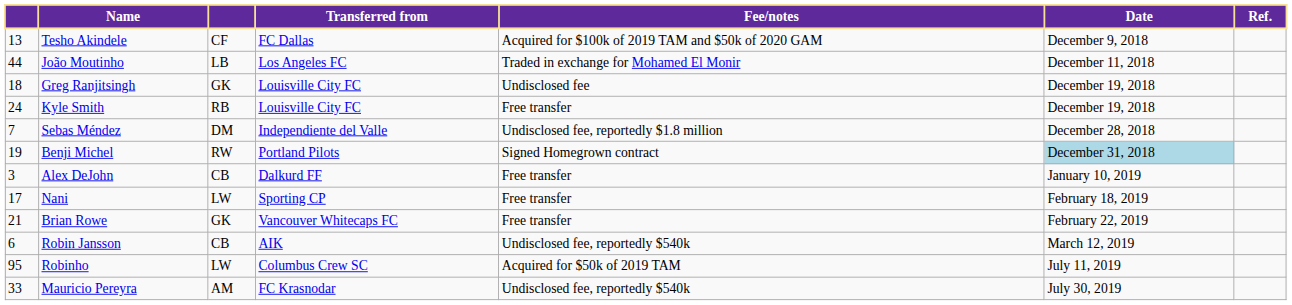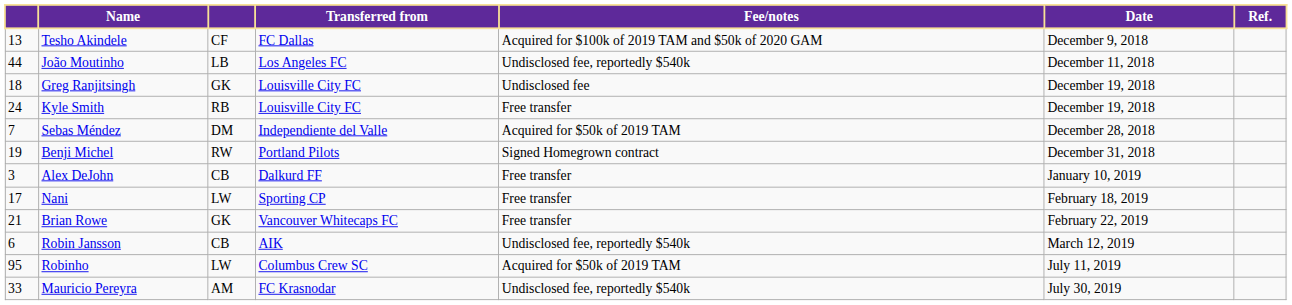(621, 62) Traded in exchange for Mohamed El Monir -> (596, 62) Undisclosed fee, reportedly $540k
(612, 130) Undisclosed fee, reportedly $1.8 million -> (591, 130) Acquired for $50k of 2019 TAM
(1101, 153) lightblue background -> (1101, 153) no background
